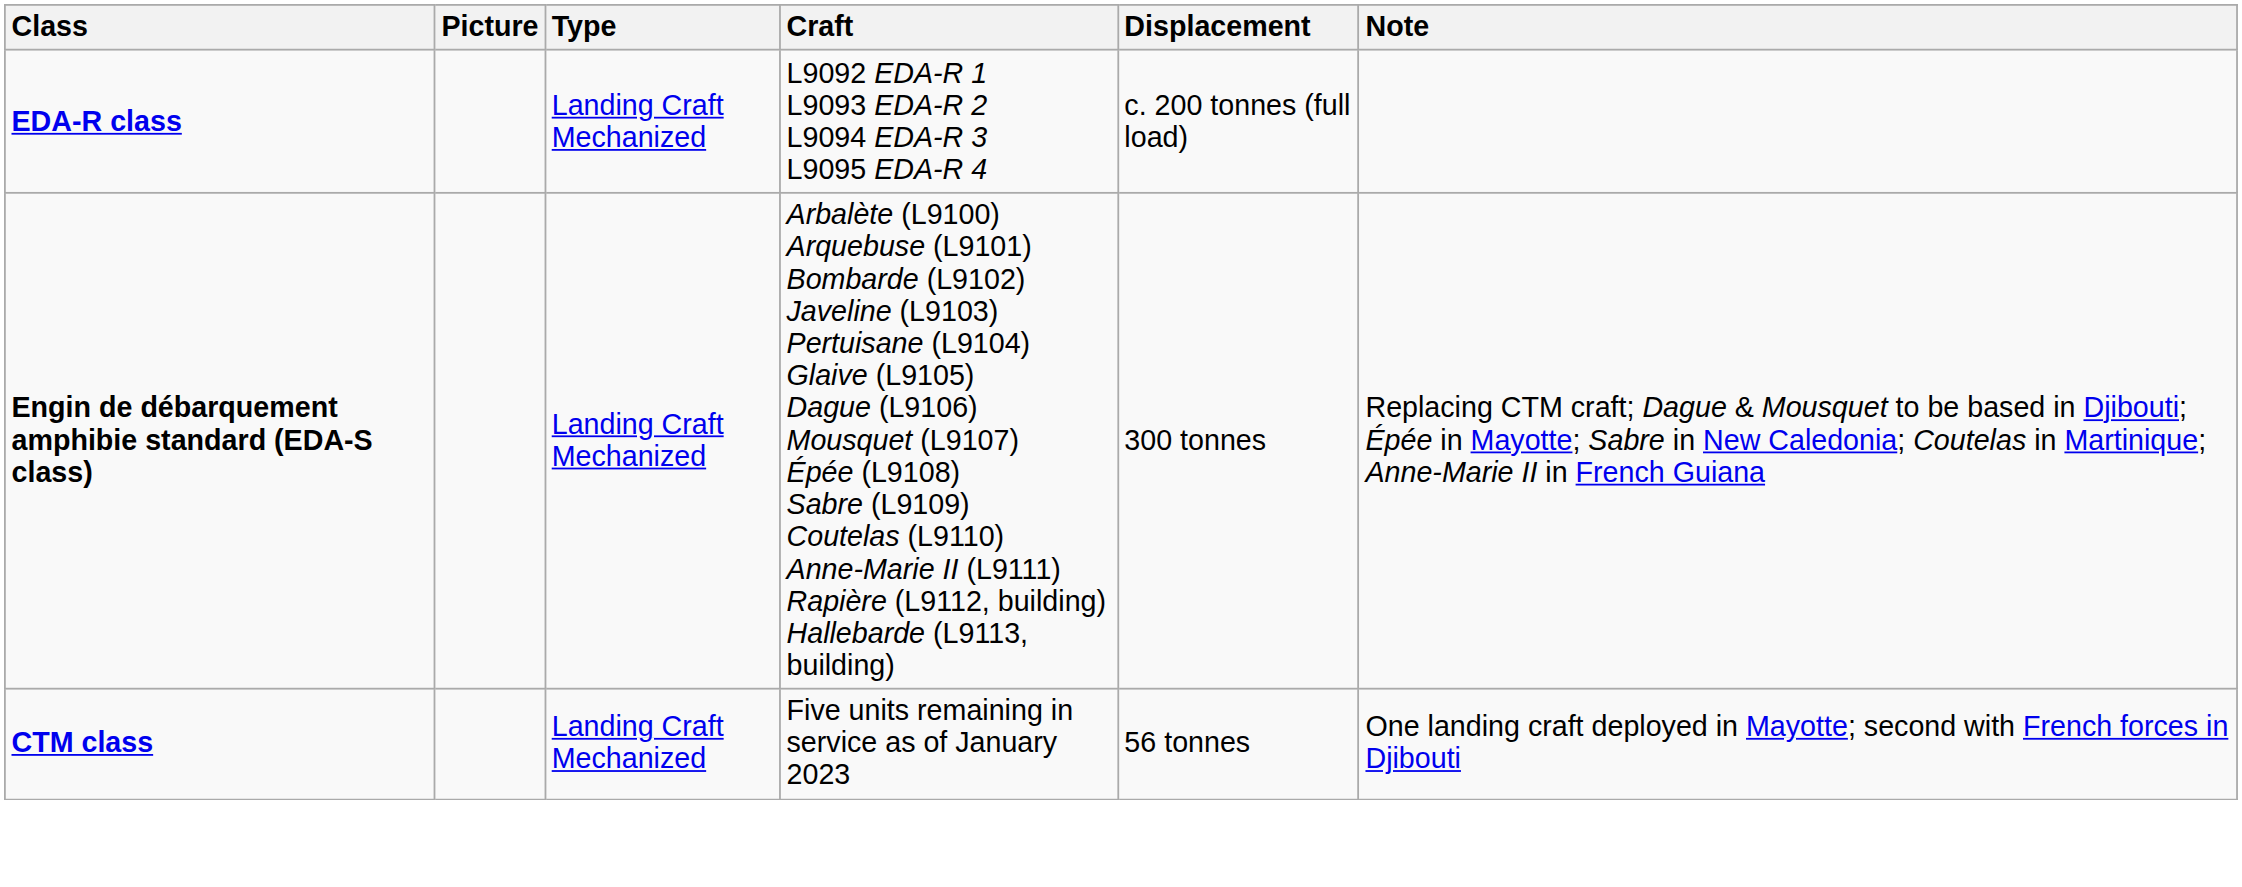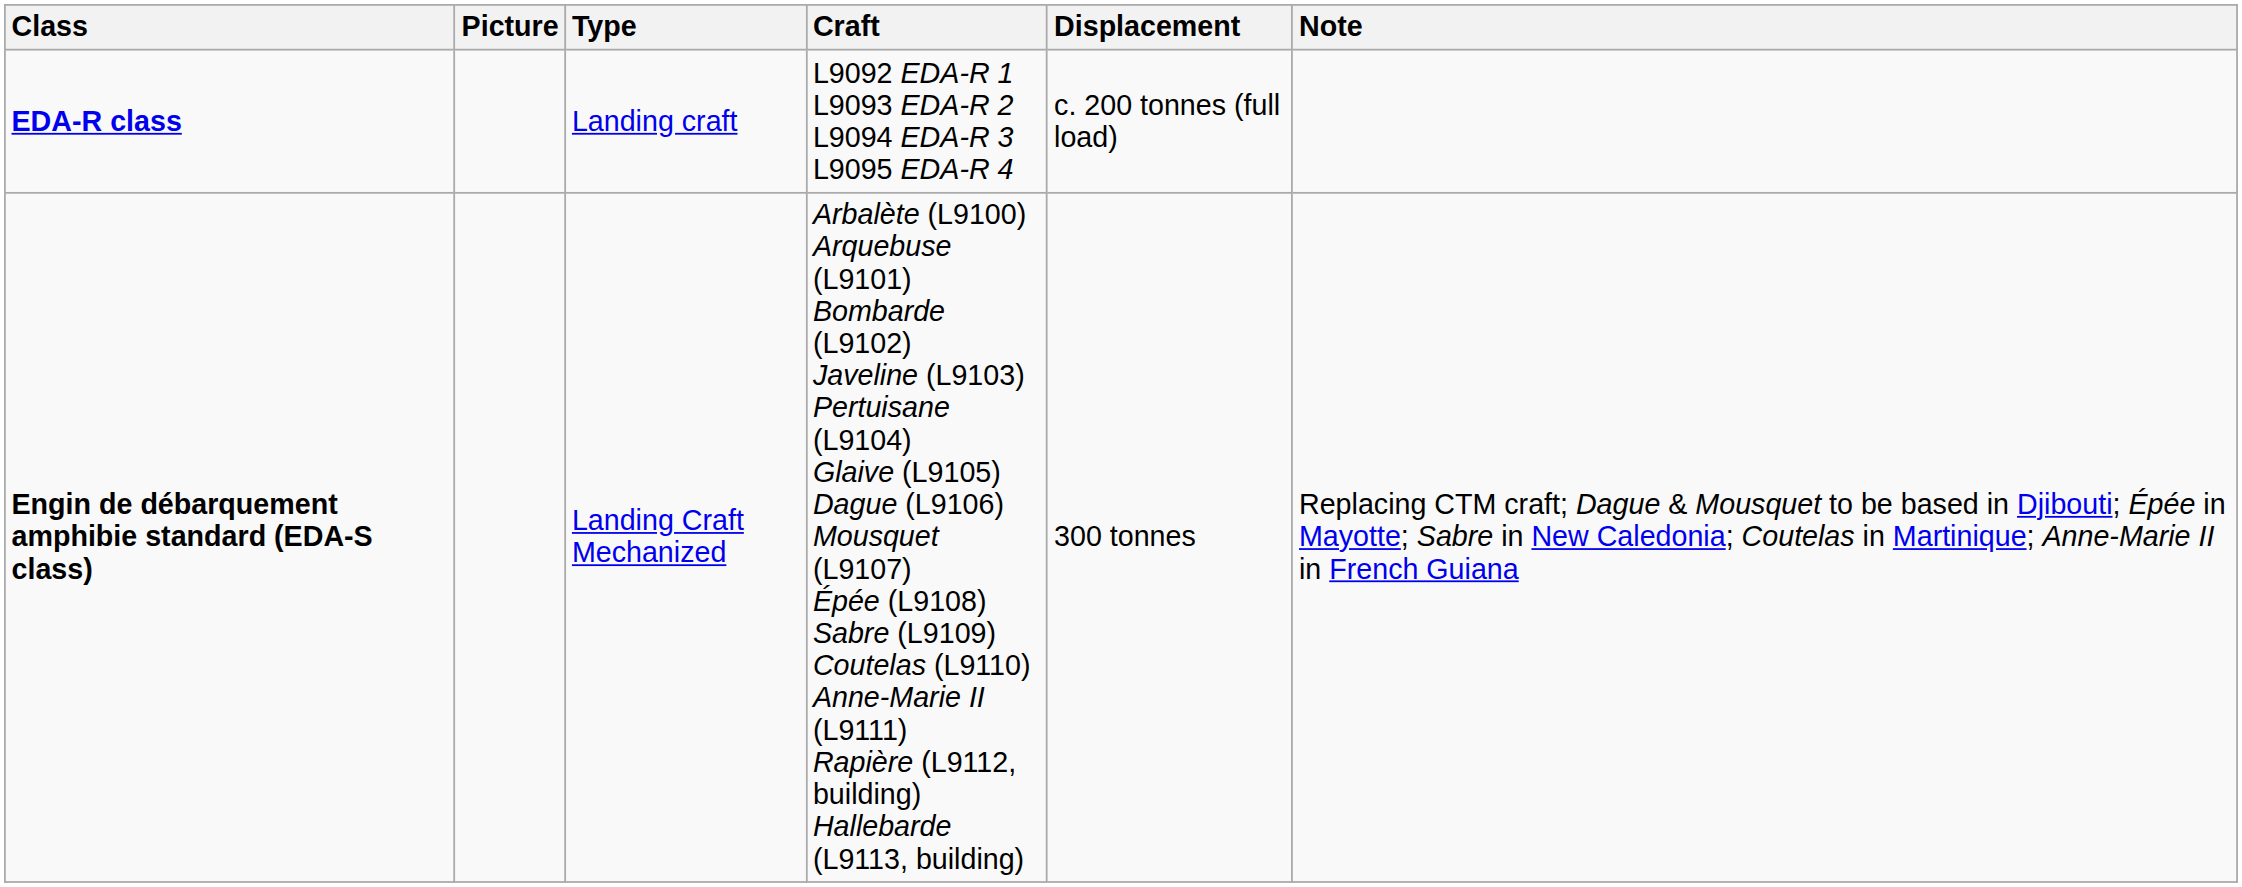(638, 120) Landing Craft Mechanized -> (655, 120) Landing craft
- row: (82, 743)
